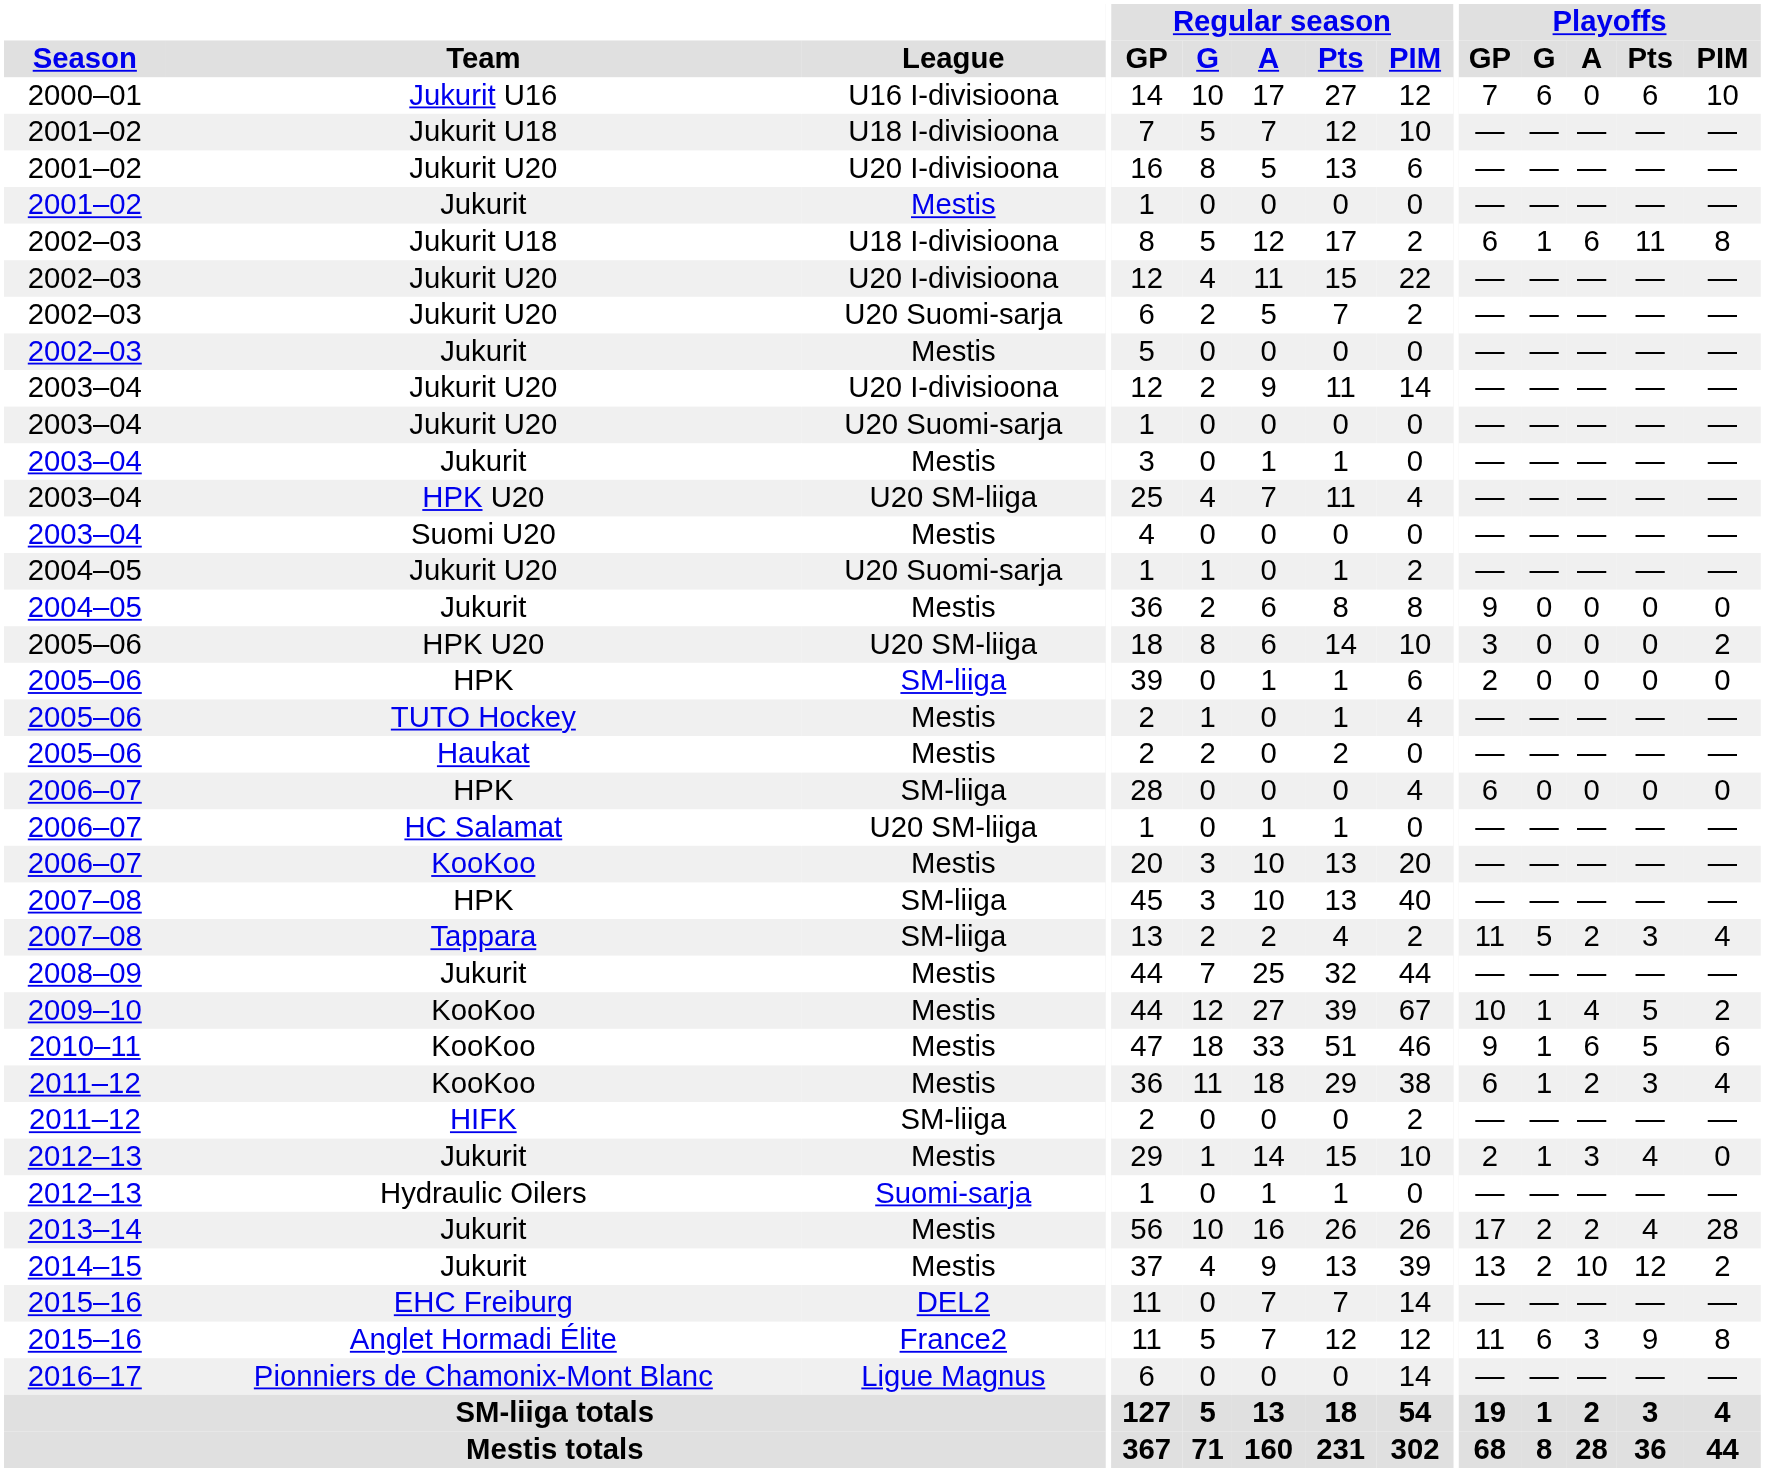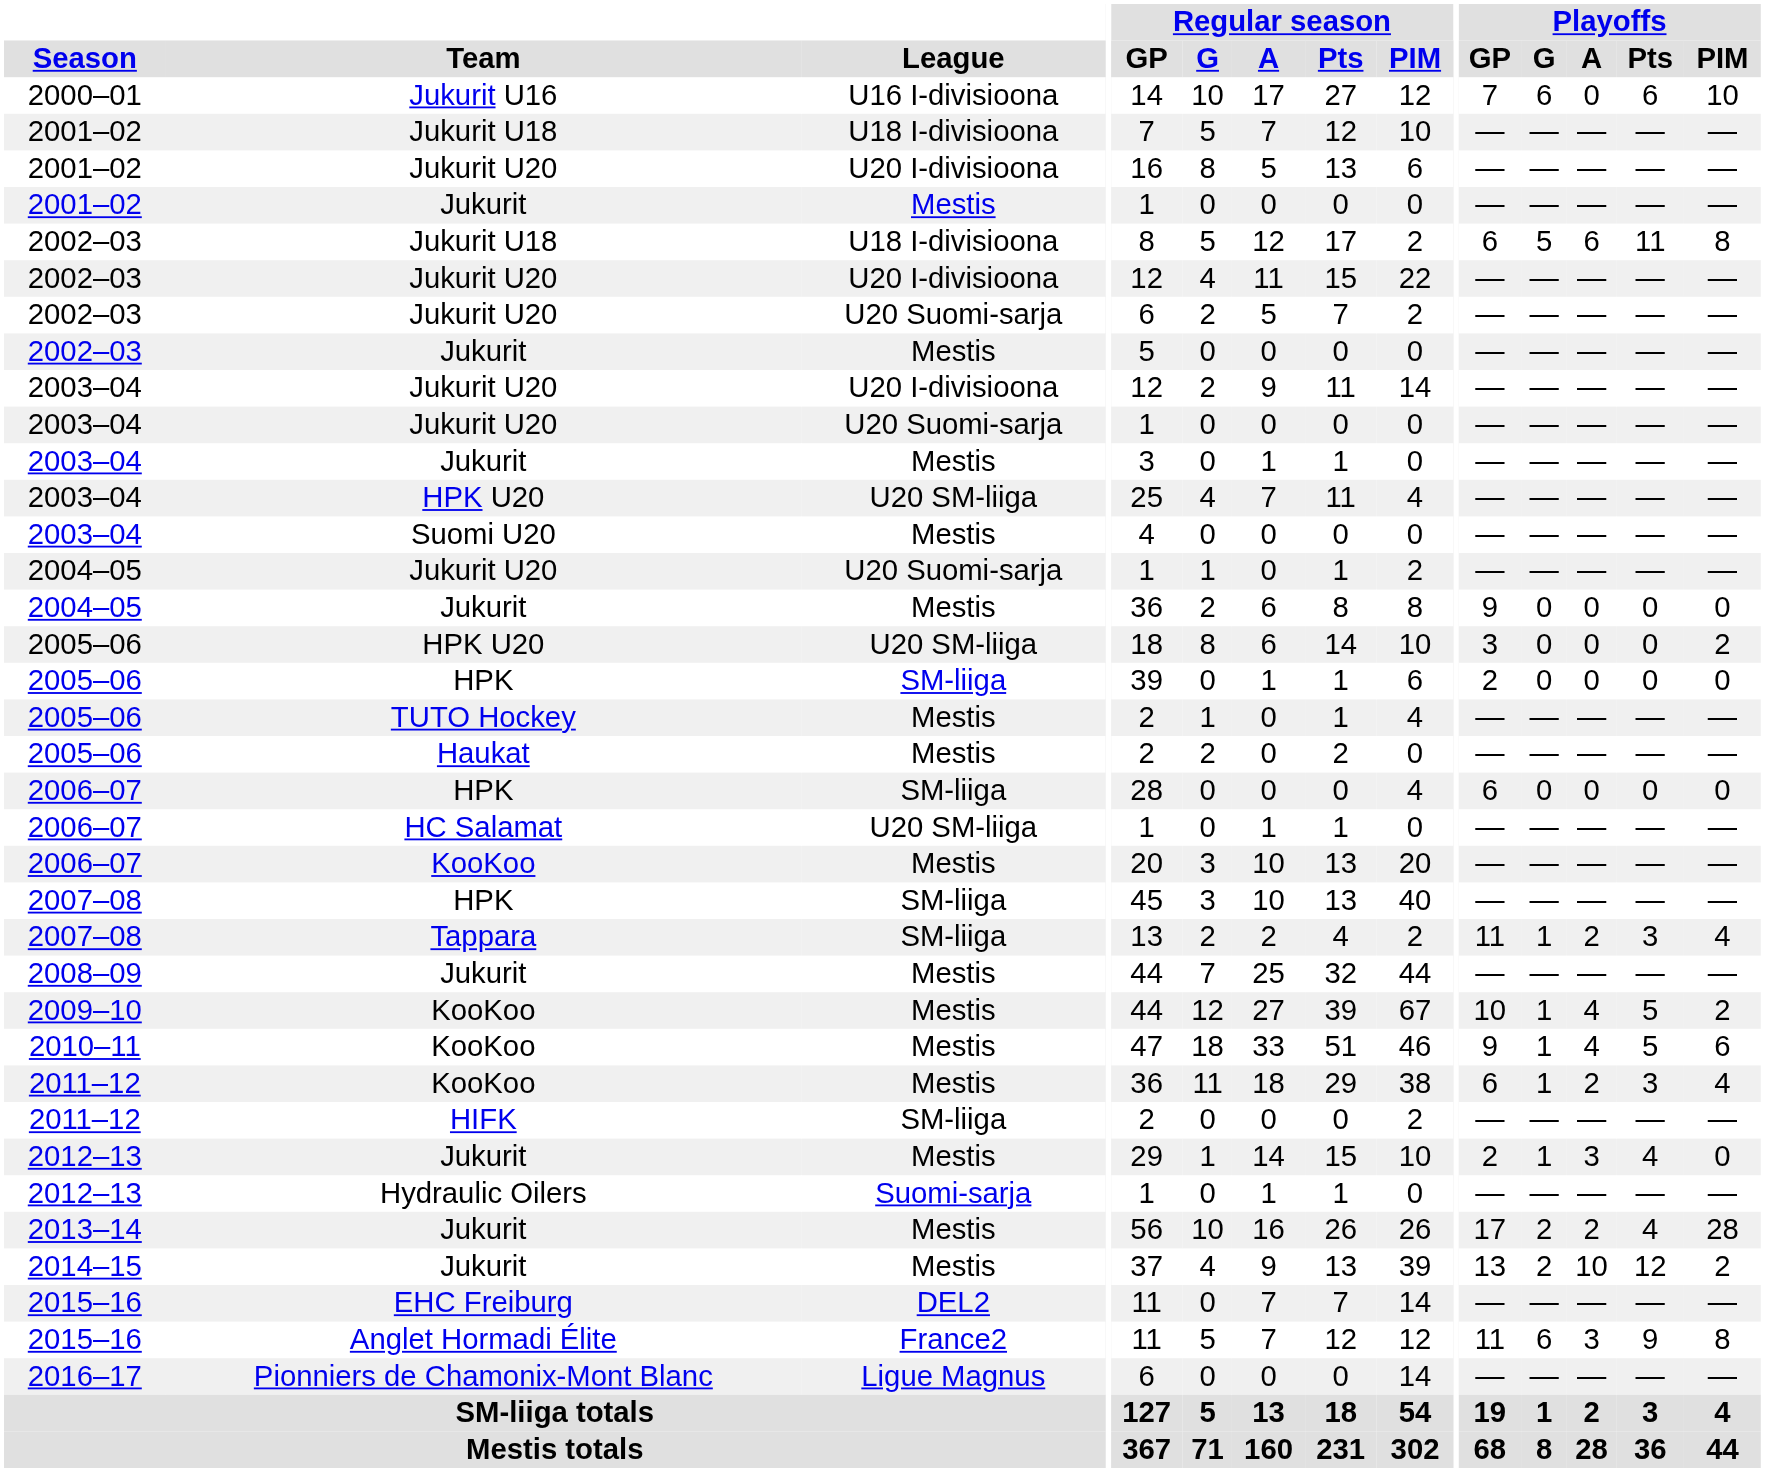(1544, 241) 1 -> (1544, 241) 5
(1544, 936) 5 -> (1544, 936) 1
(1592, 1046) 6 -> (1592, 1046) 4
